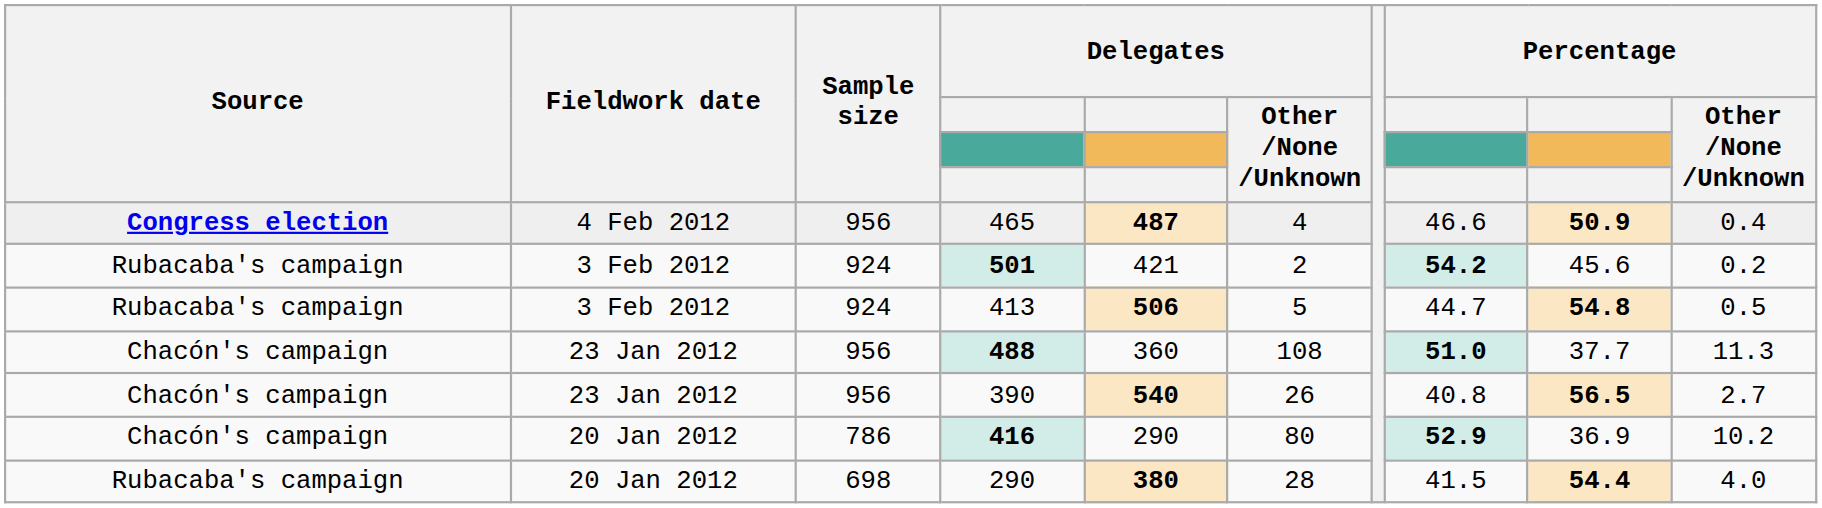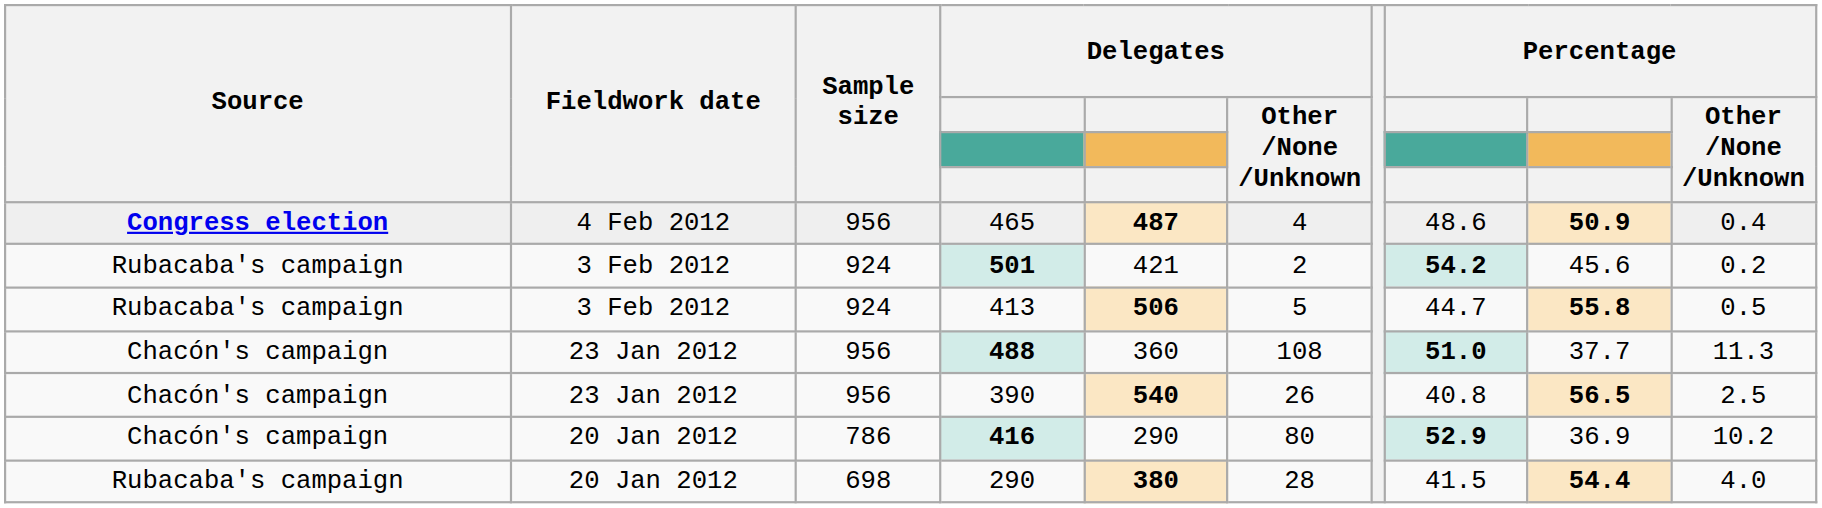(1456, 223) 46.6 -> (1456, 223) 48.6
(1600, 309) 54.8 -> (1600, 309) 55.8
(1743, 395) 2.7 -> (1743, 395) 2.5
